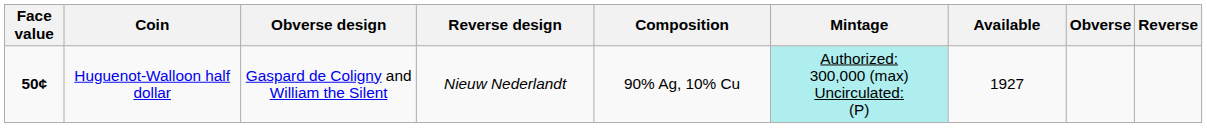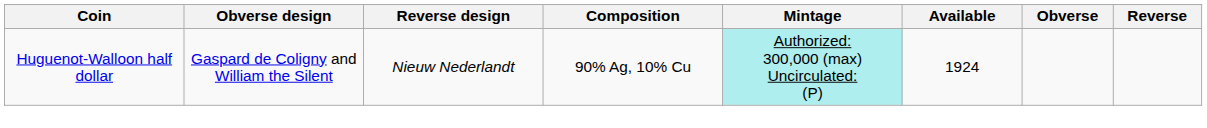- column: (34, 25)
(1007, 84) 1927 -> (962, 66) 1924
